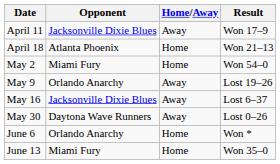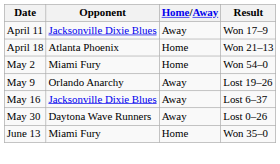- row: (21, 133)
